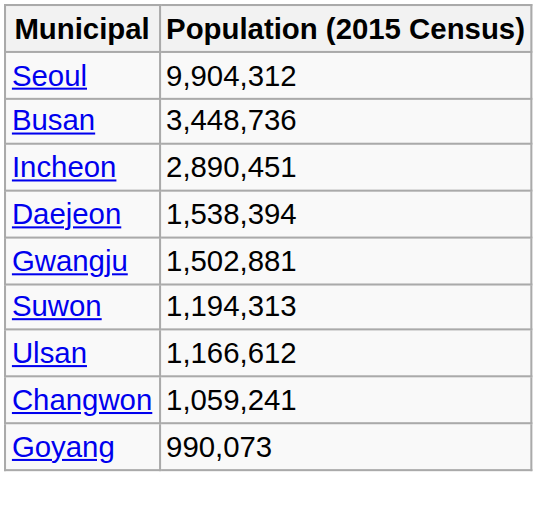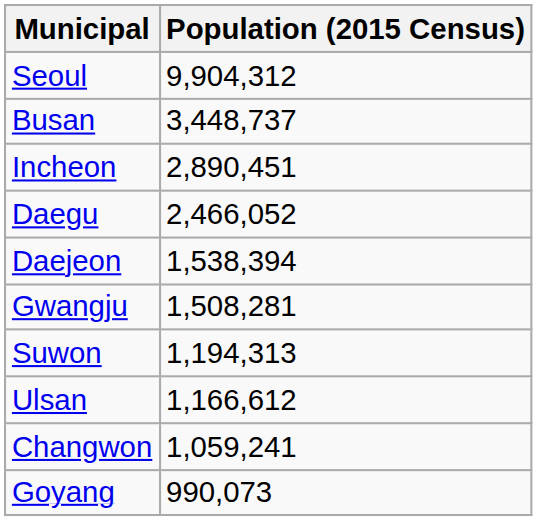(231, 121) 3,448,736 -> (231, 121) 3,448,737
+ row: (55, 214)
(231, 261) 1,502,881 -> (231, 307) 1,508,281
